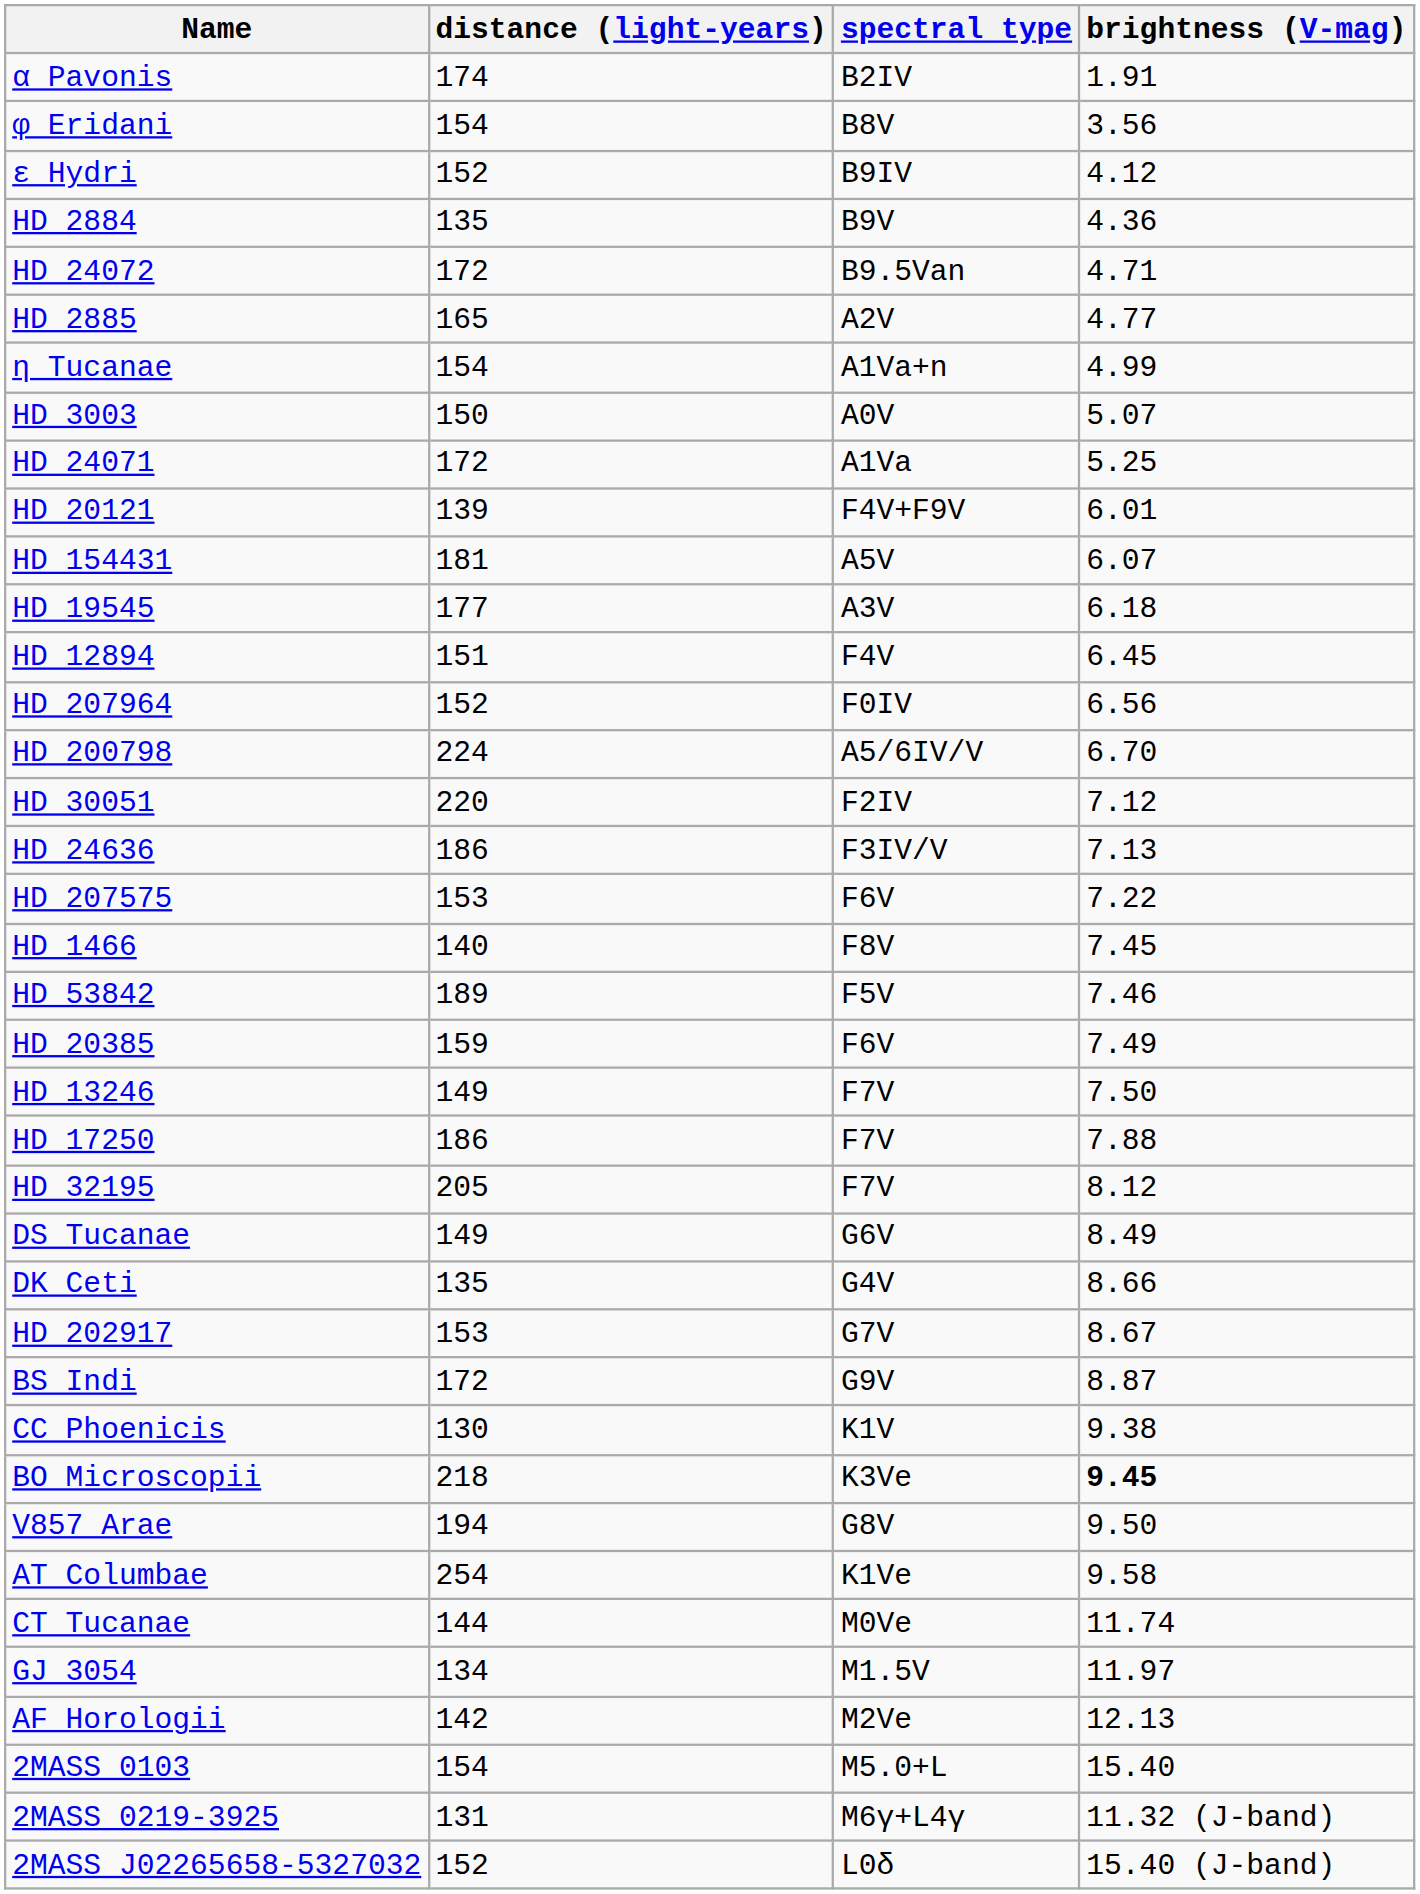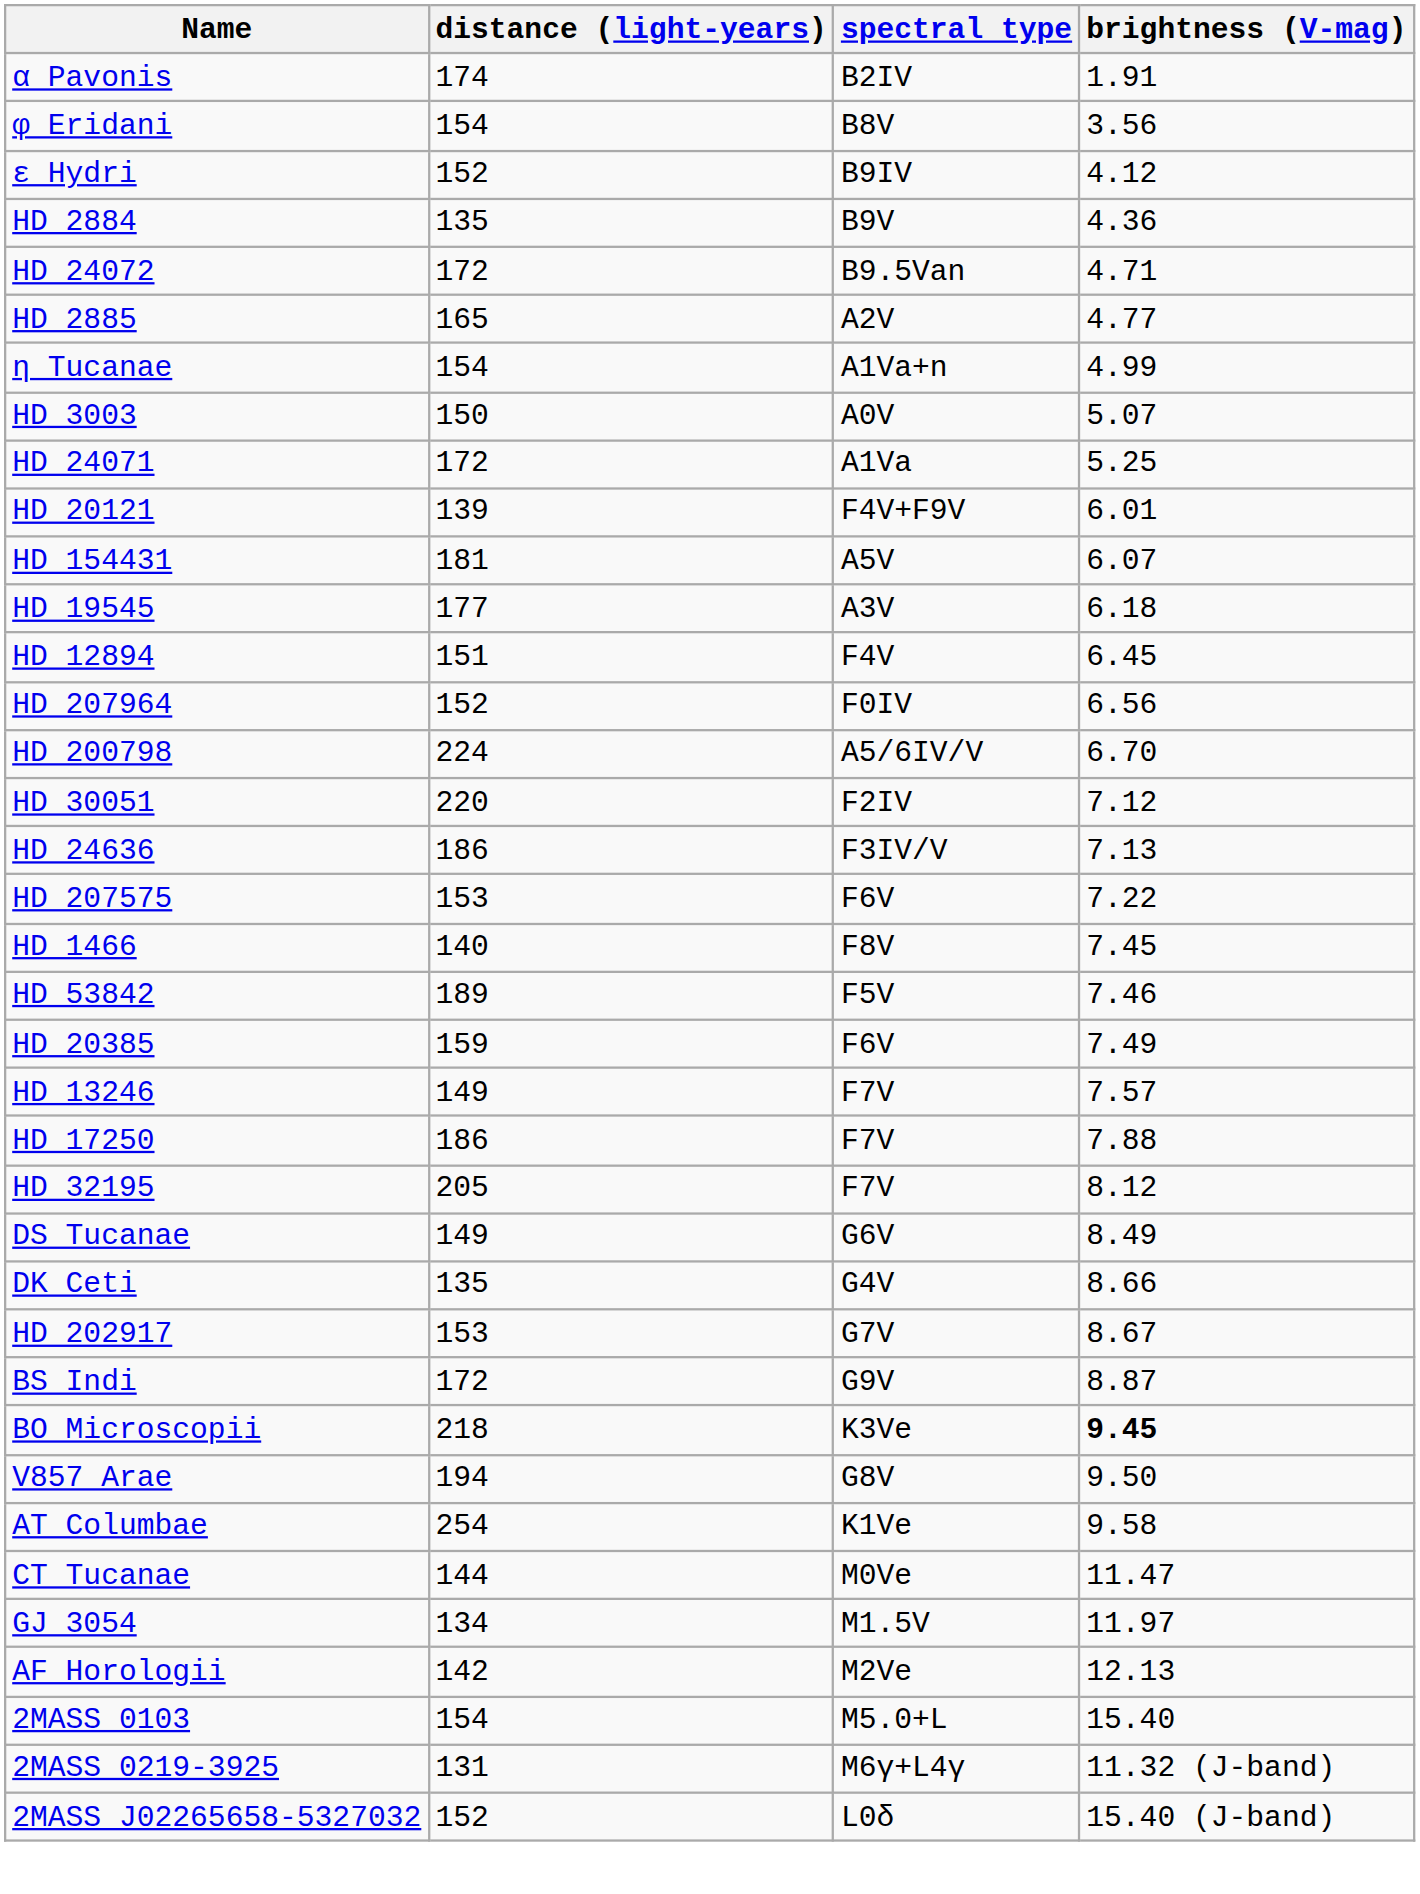(1122, 1092) 7.50 -> (1122, 1092) 7.57
- row: (119, 1430)
(1131, 1623) 11.74 -> (1131, 1575) 11.47
